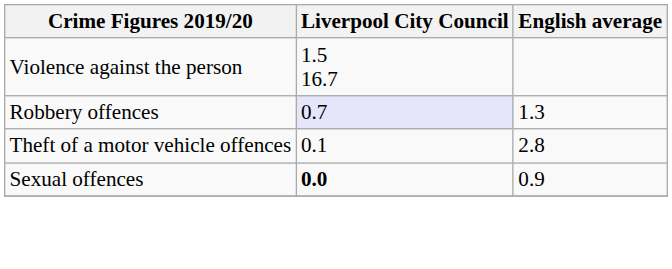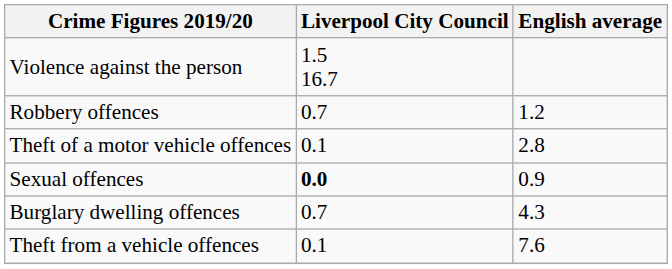(314, 111) lavender background -> (314, 111) no background
(532, 111) 1.3 -> (532, 111) 1.2
+ row: (125, 212)
+ row: (134, 245)
